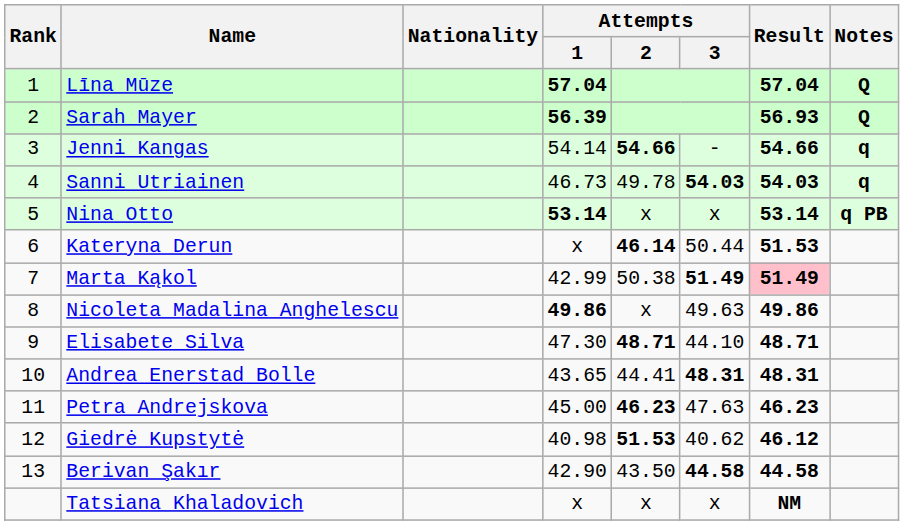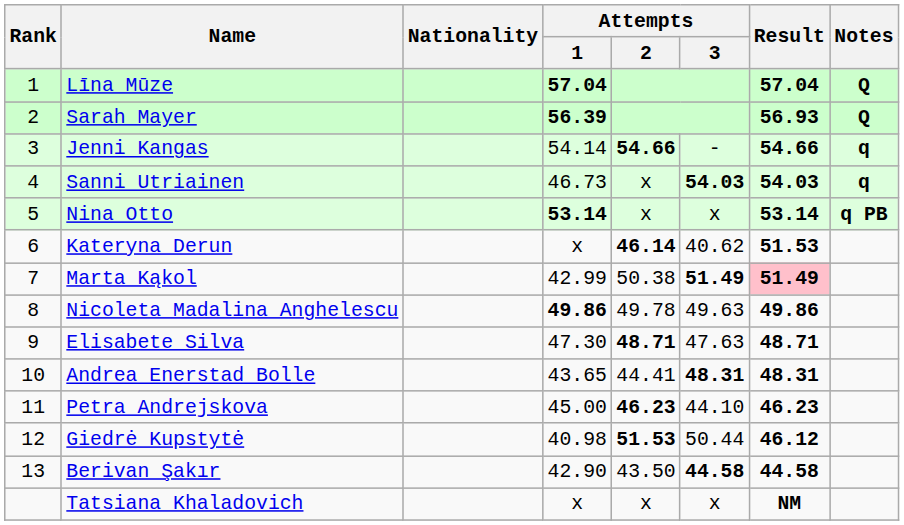(646, 182) 49.78 -> (646, 182) x
(715, 246) 50.44 -> (715, 246) 40.62
(646, 311) x -> (646, 311) 49.78
(715, 343) 44.10 -> (715, 343) 47.63
(715, 407) 47.63 -> (715, 407) 44.10
(715, 440) 40.62 -> (715, 440) 50.44
